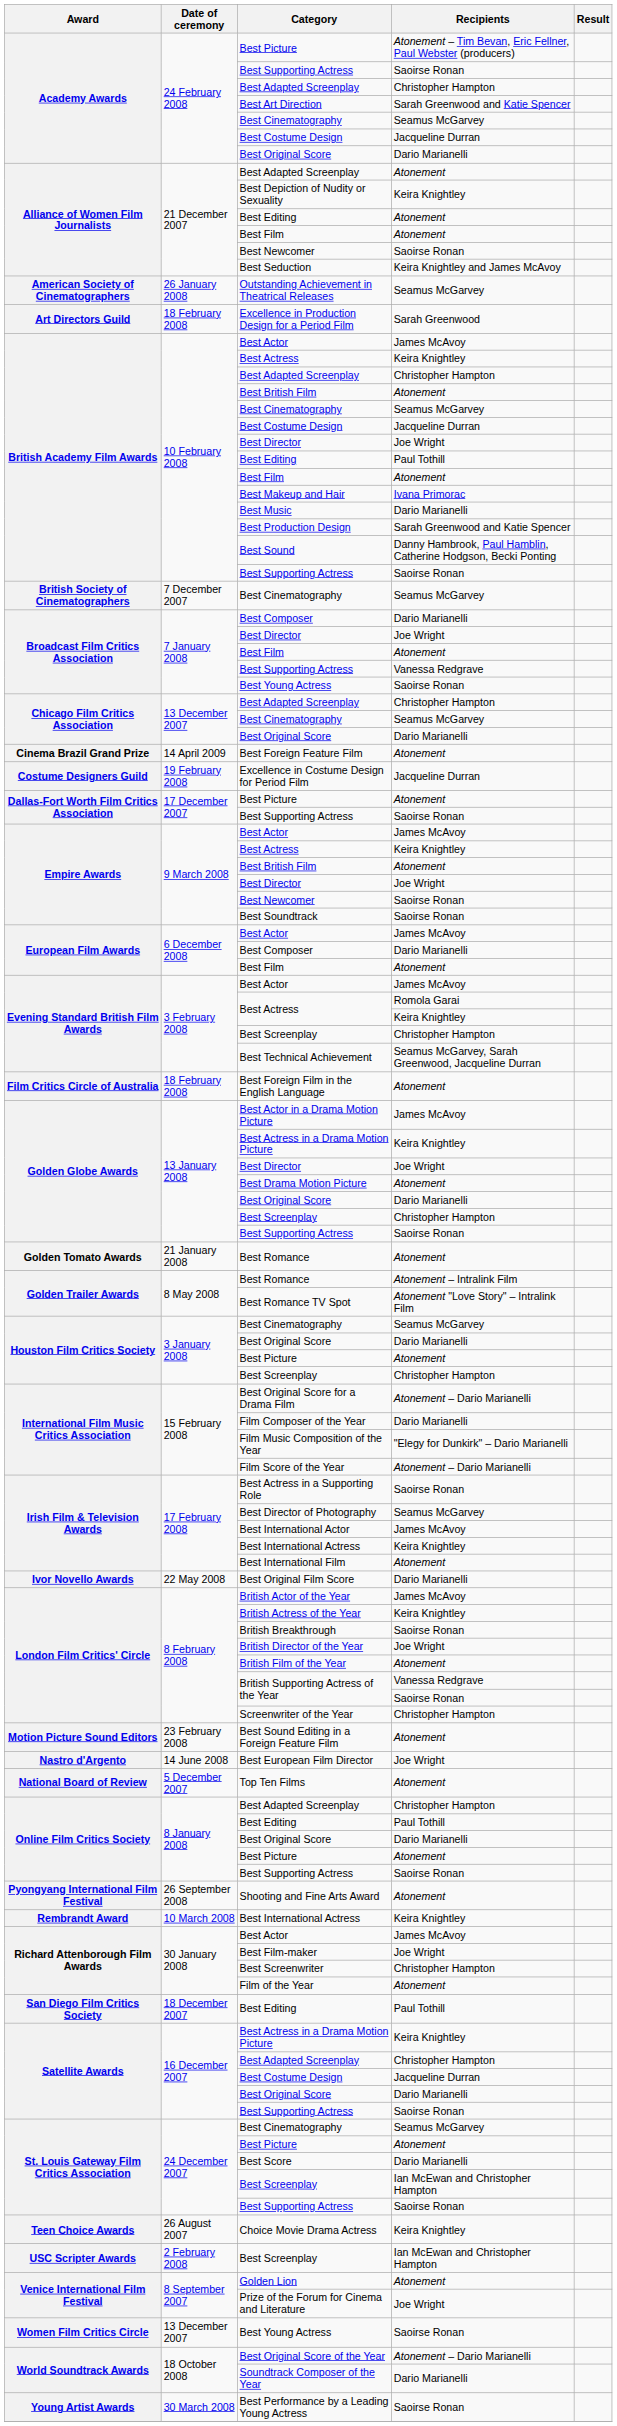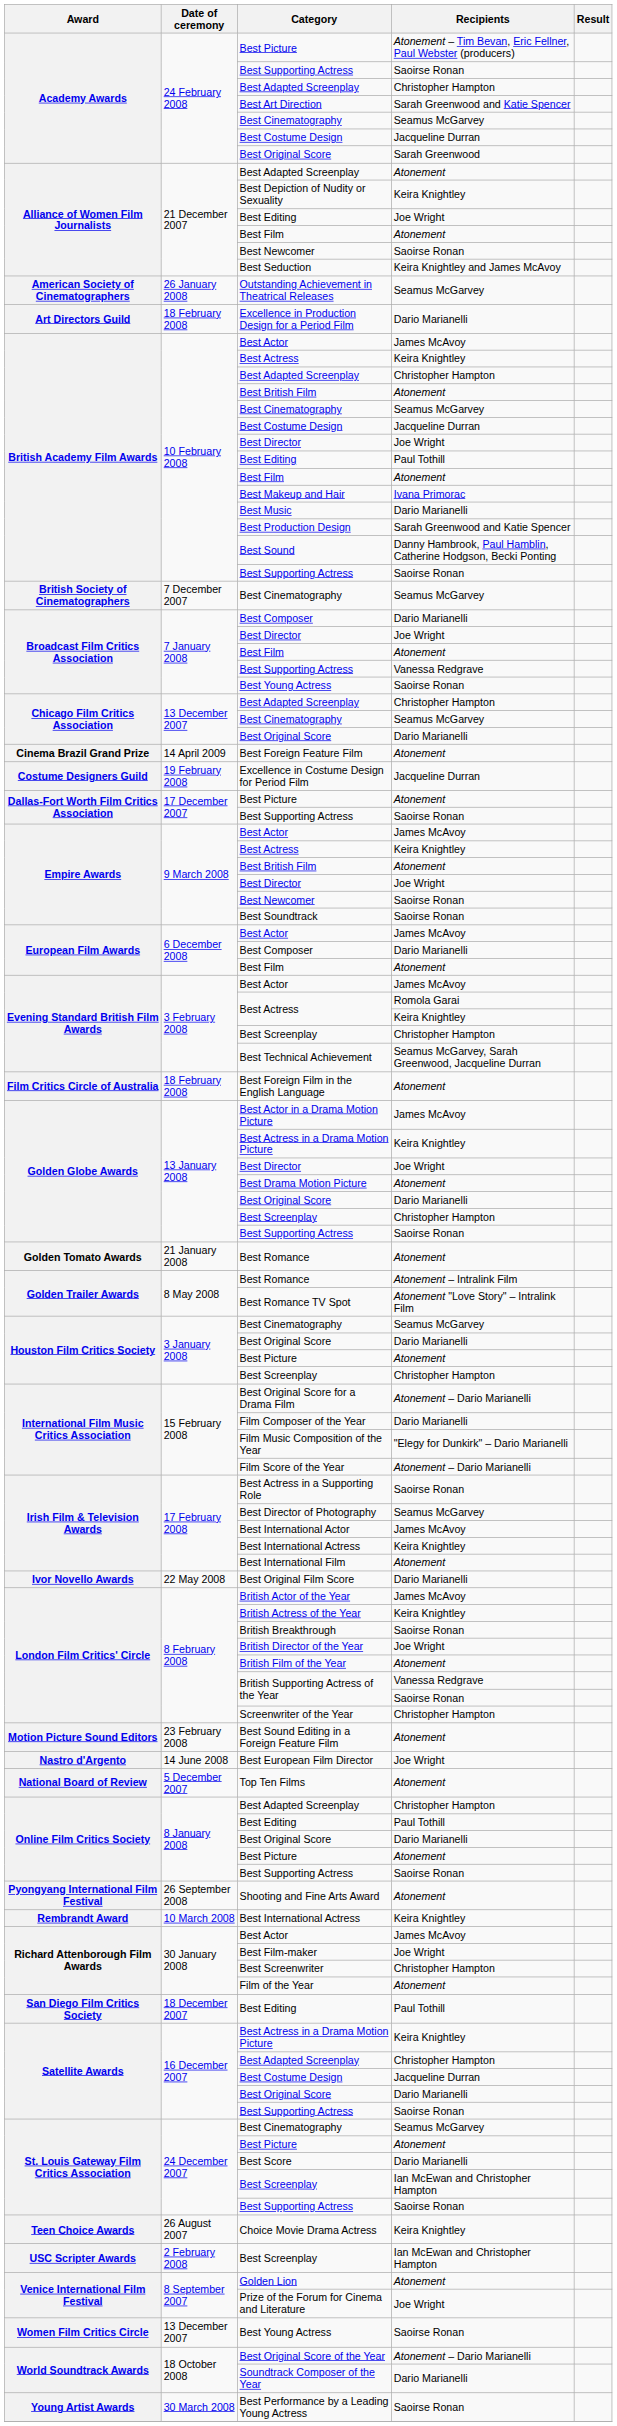(431, 155) Dario Marianelli -> (437, 155) Sarah Greenwood
(419, 217) Atonement -> (419, 217) Joe Wright
(437, 319) Sarah Greenwood -> (431, 319) Dario Marianelli
